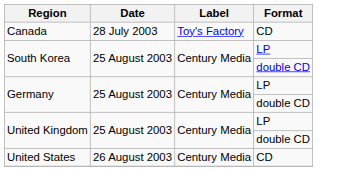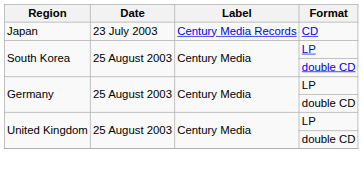+ row: (22, 31)
- row: (27, 31)
- row: (41, 157)
